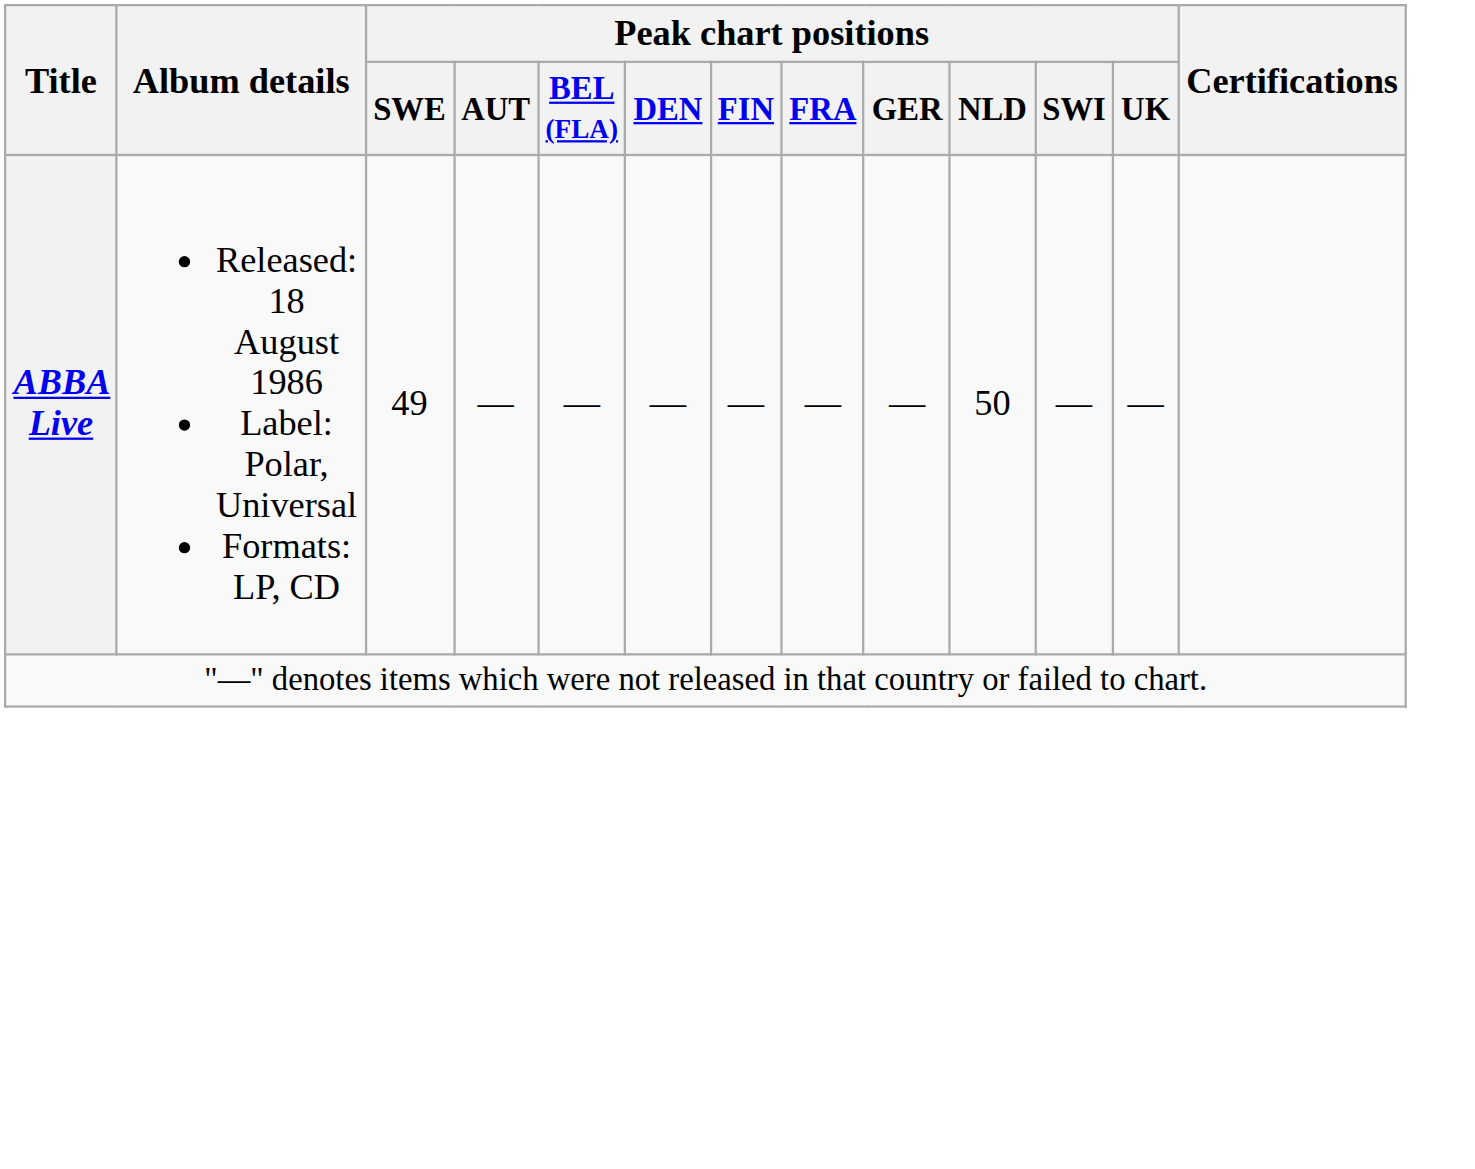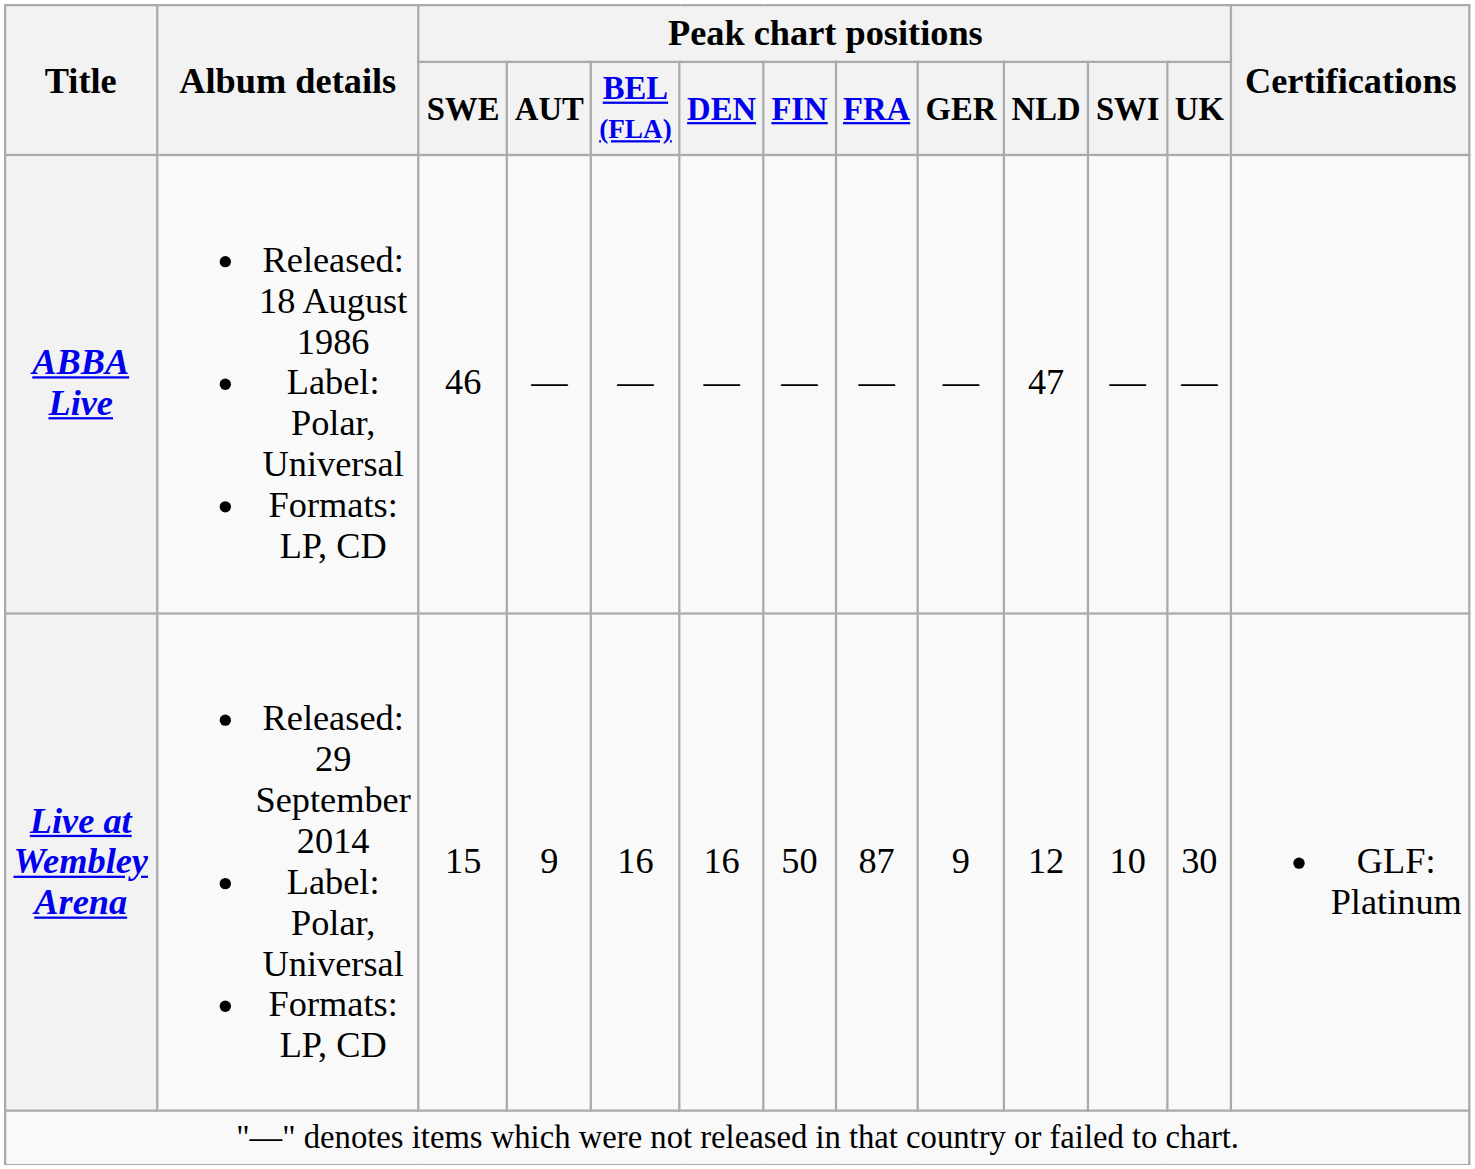(410, 403) 49 -> (463, 383) 46
(992, 403) 50 -> (1046, 383) 47
+ row: (81, 860)
